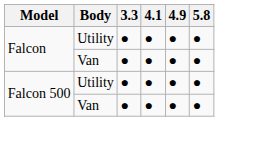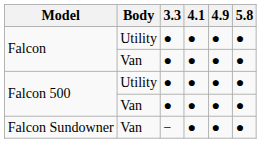+ row: (61, 127)
